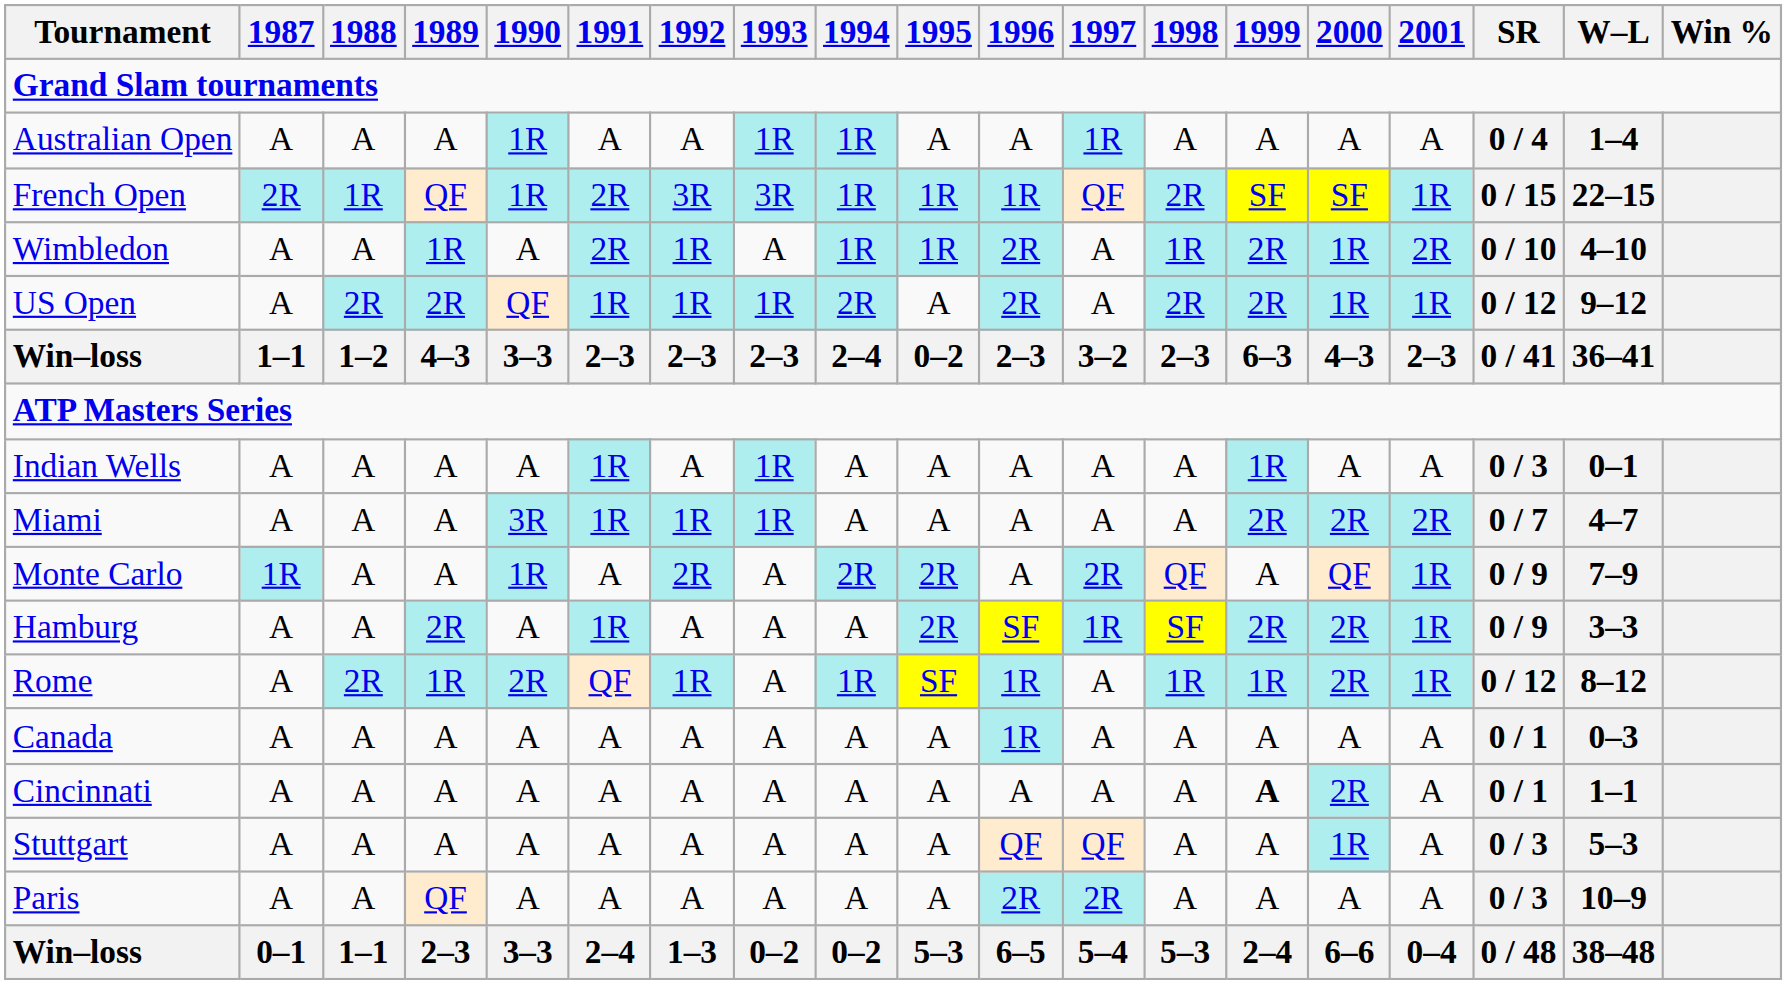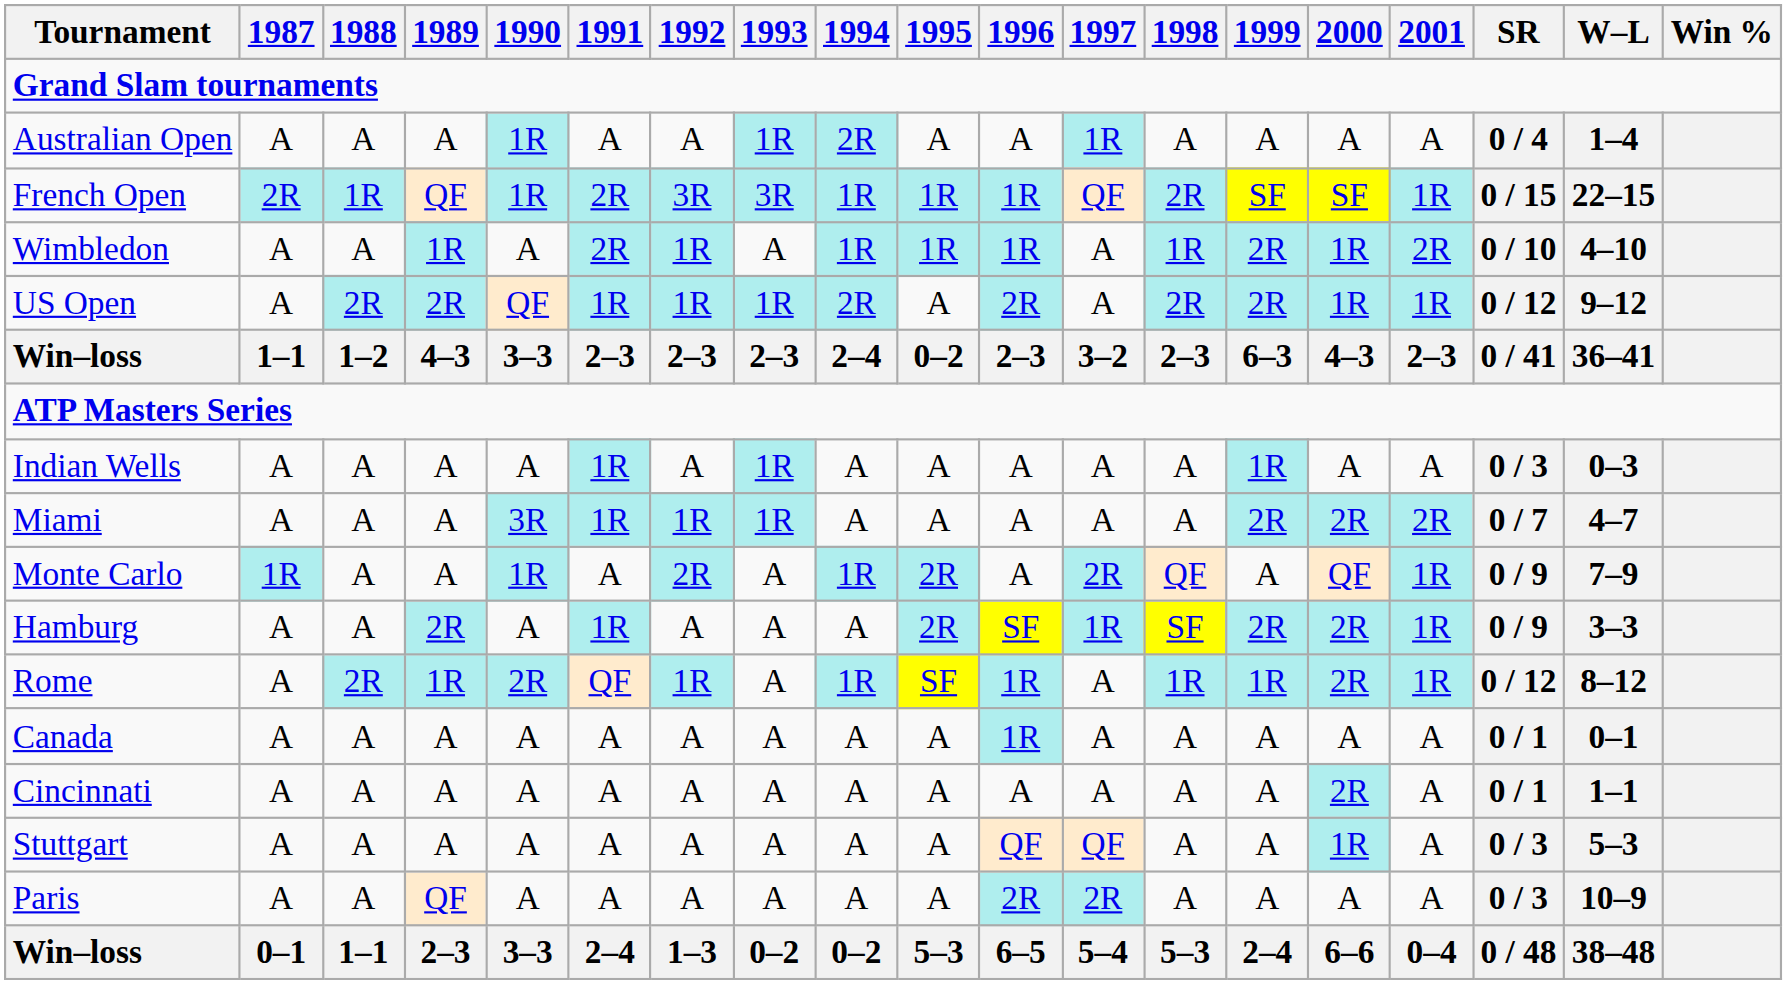(856, 139) 1R -> (856, 139) 2R
(1021, 247) 2R -> (1021, 247) 1R
(1614, 464) 0–1 -> (1614, 464) 0–3
(856, 572) 2R -> (856, 572) 1R
(1614, 735) 0–3 -> (1614, 735) 0–1
(1267, 789) bold -> (1267, 789) normal
